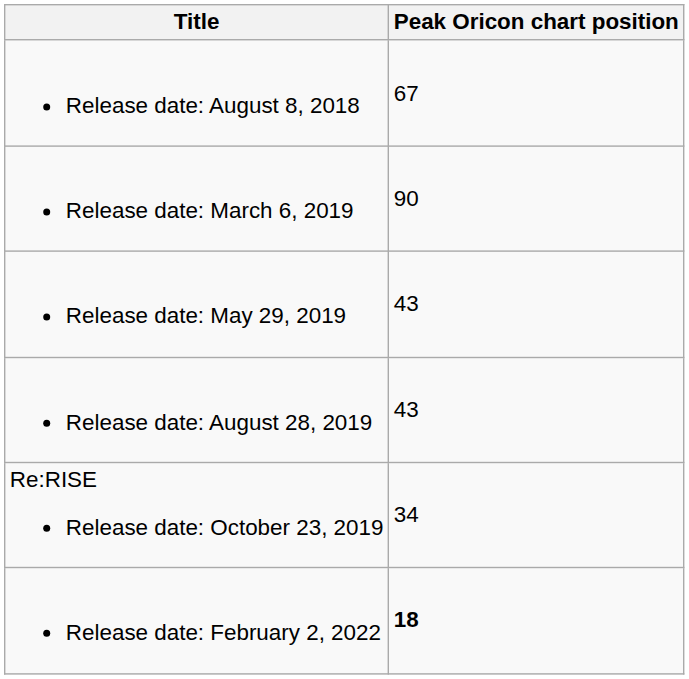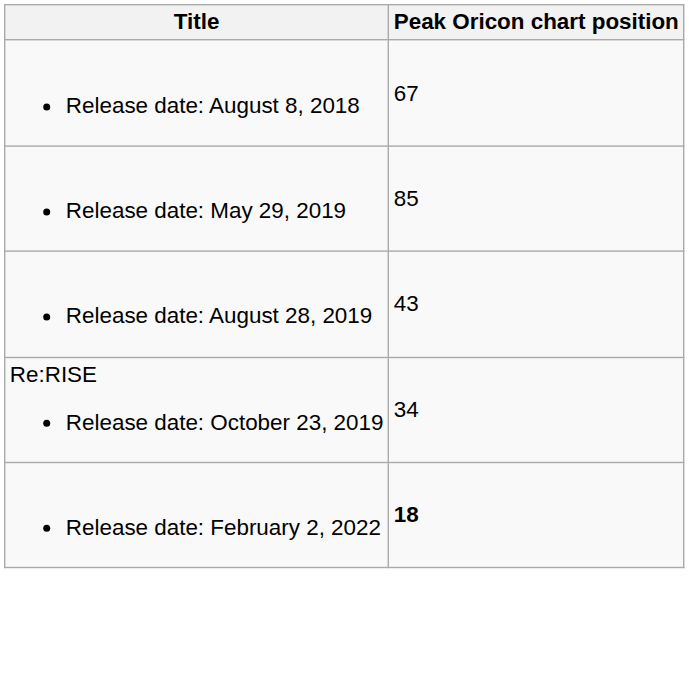- row: (197, 211)
(406, 303) 43 -> (406, 198) 85
